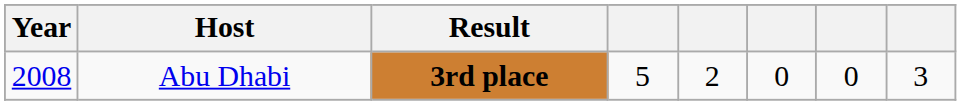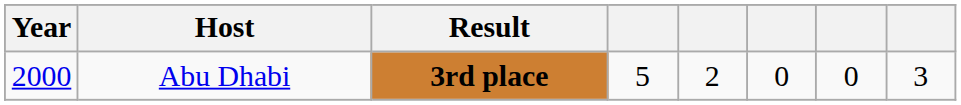(42, 75) 2008 -> (42, 75) 2000
